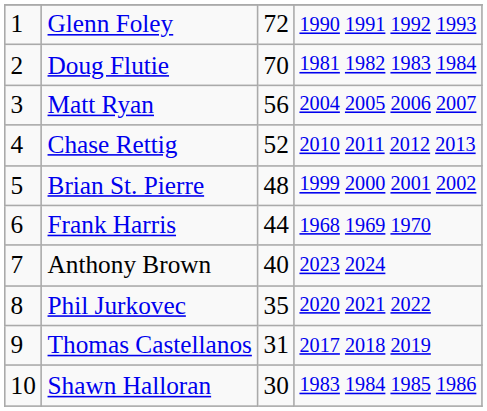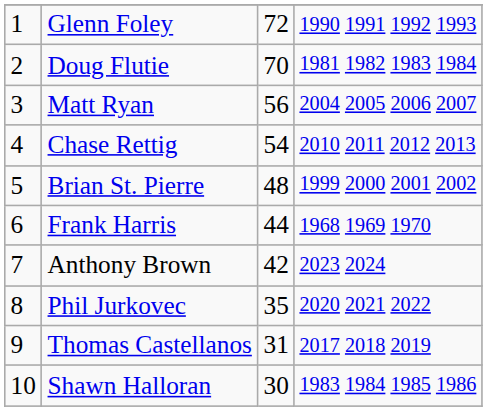(276, 144) 52 -> (276, 144) 54
(276, 265) 40 -> (276, 265) 42
